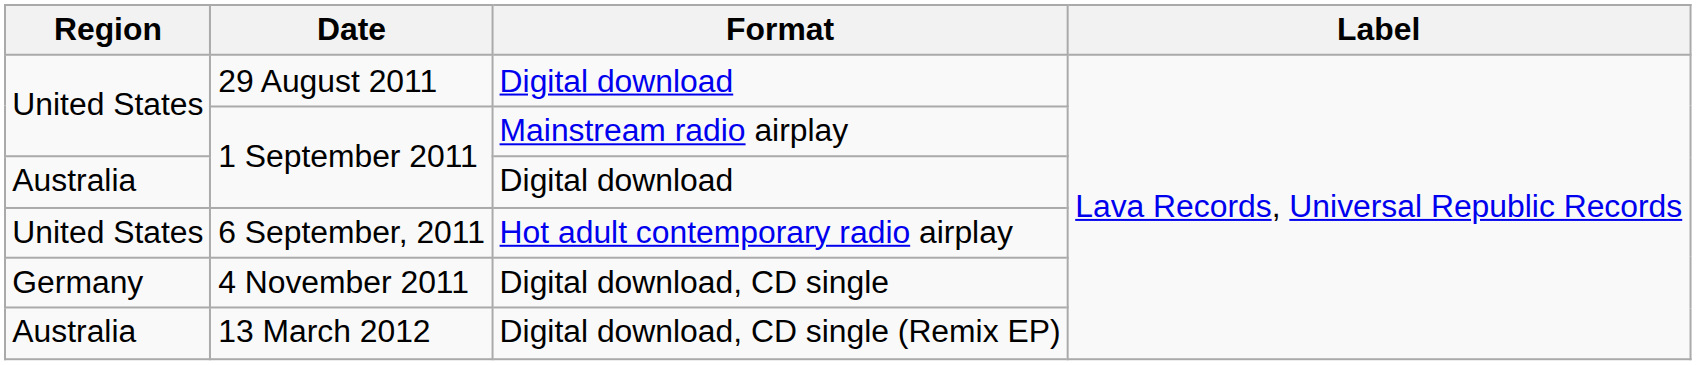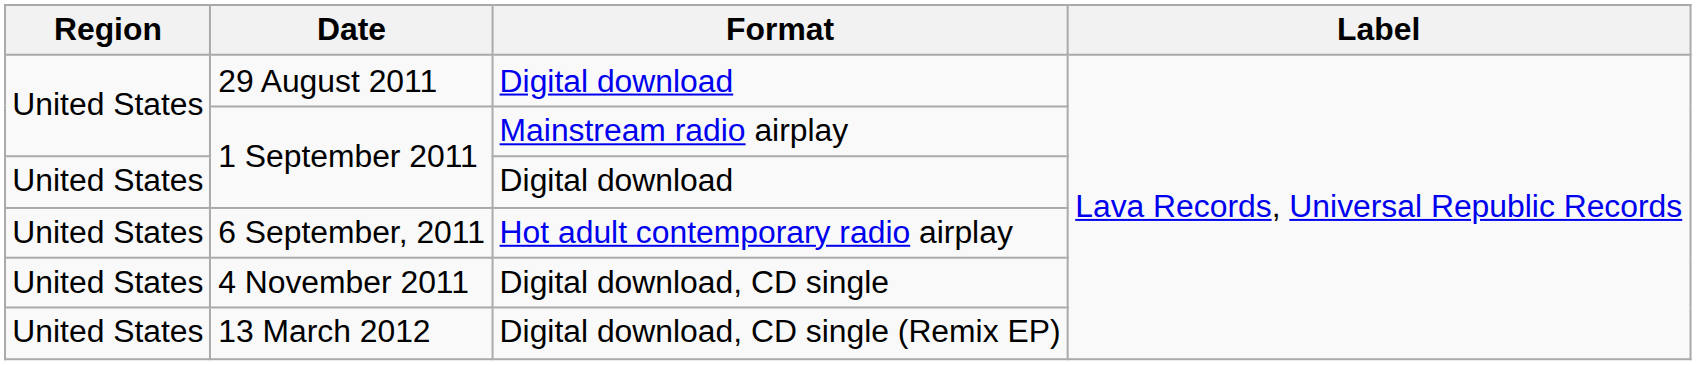(74, 181) Australia -> (108, 181) United States
(78, 282) Germany -> (108, 282) United States
(74, 332) Australia -> (108, 332) United States
